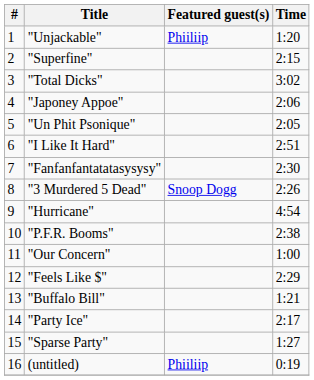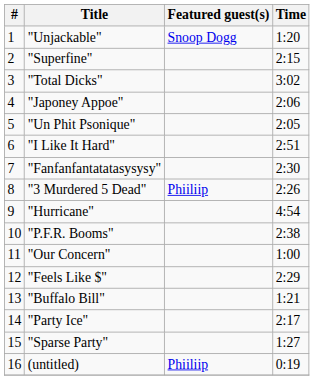(188, 37) Phiiliip -> (202, 37) Snoop Dogg
(202, 189) Snoop Dogg -> (188, 189) Phiiliip
